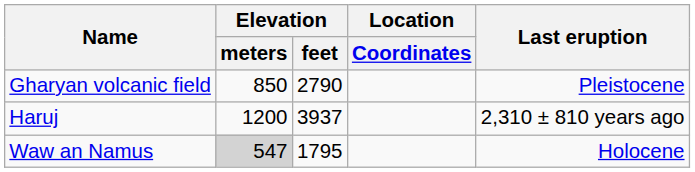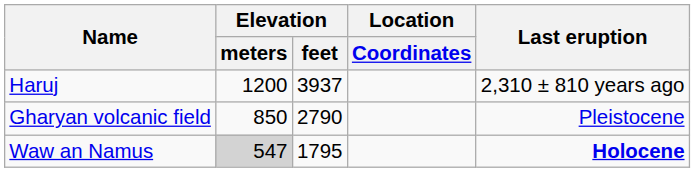rows swapped: (110, 85) <-> (34, 118)
(641, 150) normal -> (638, 150) bold
